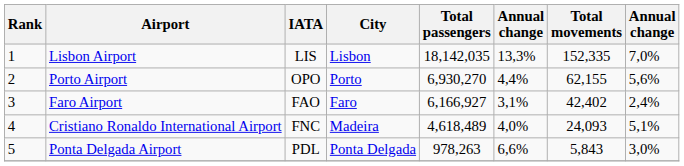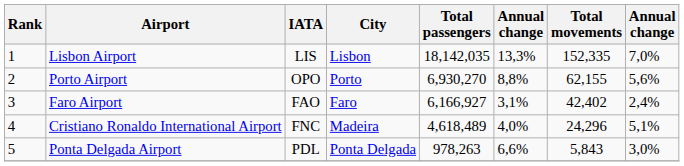(513, 79) 4,4% -> (513, 79) 8,8%
(587, 126) 24,093 -> (587, 126) 24,296
